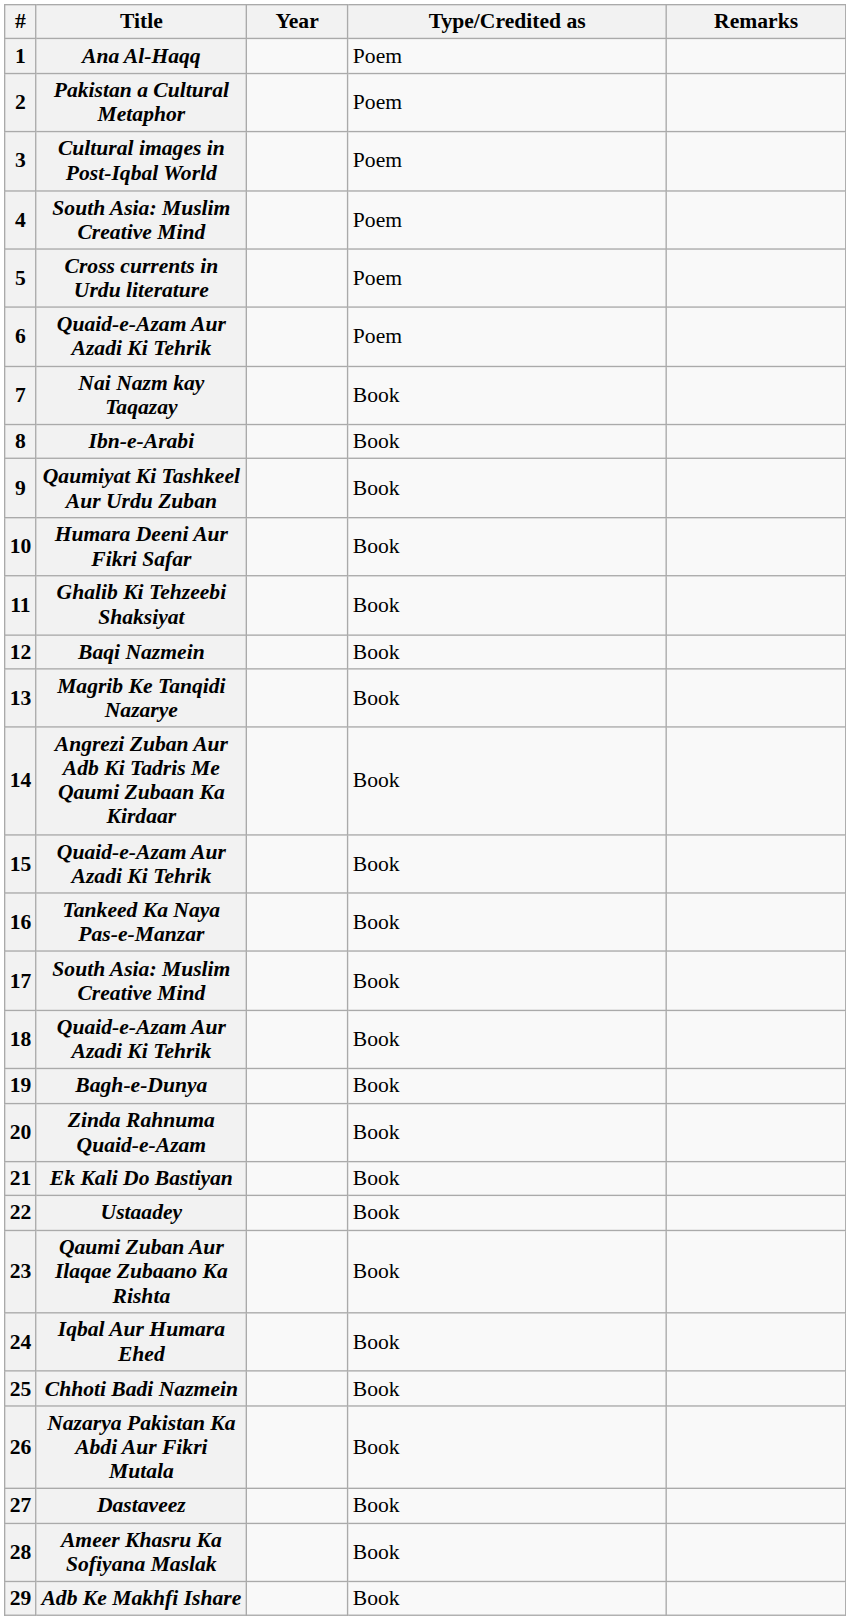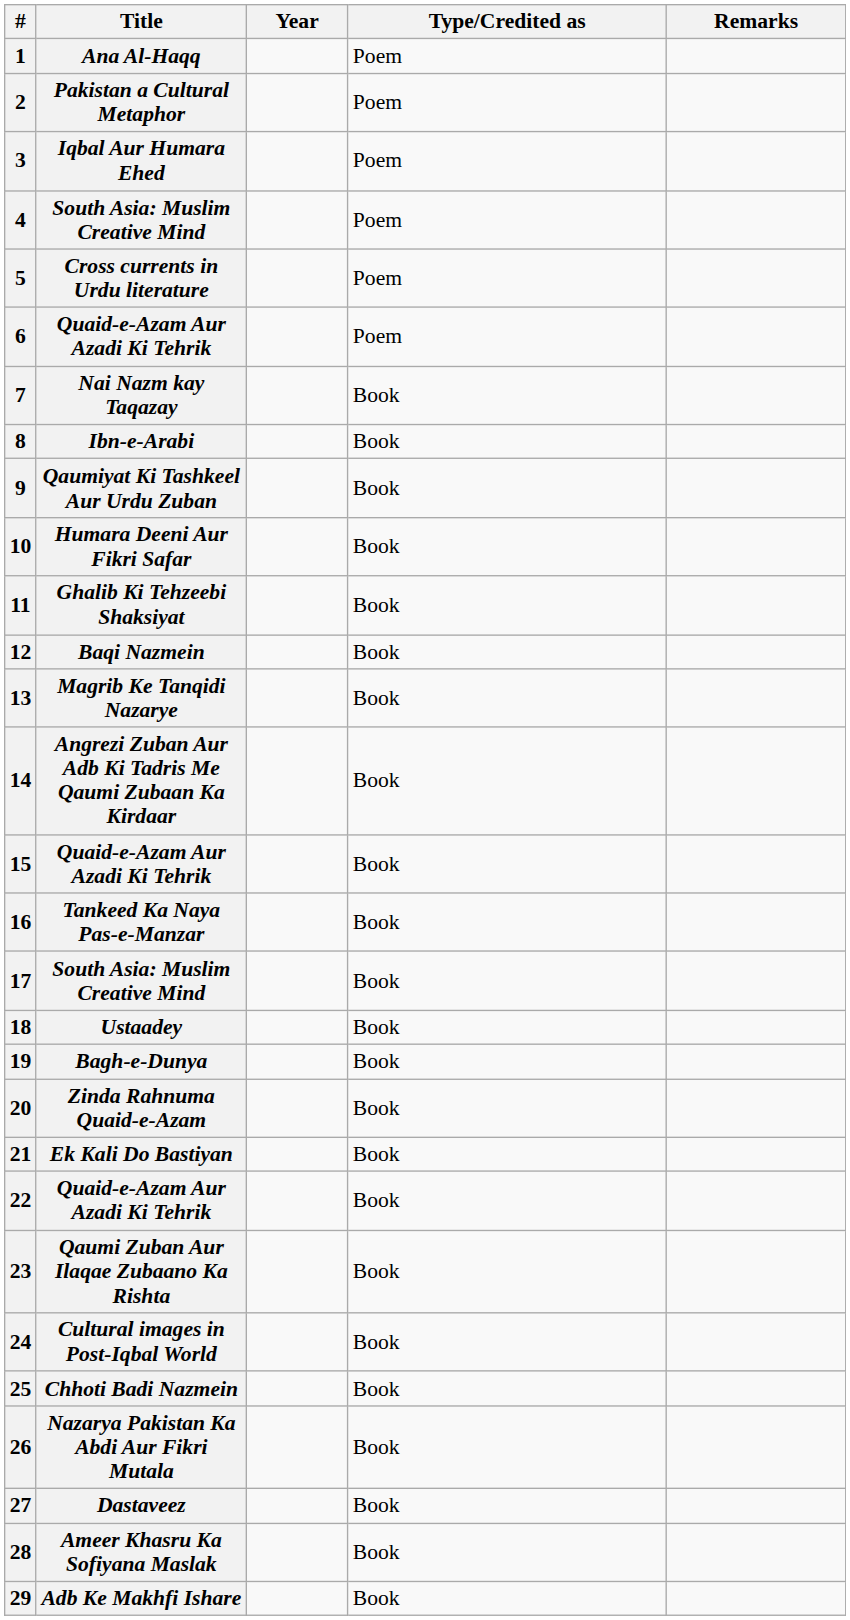(141, 160) Cultural images in Post-Iqbal World -> (141, 160) Iqbal Aur Humara Ehed
(141, 1039) Quaid-e-Azam Aur Azadi Ki Tehrik -> (141, 1027) Ustaadey
(141, 1212) Ustaadey -> (141, 1200) Quaid-e-Azam Aur Azadi Ki Tehrik
(141, 1341) Iqbal Aur Humara Ehed -> (141, 1341) Cultural images in Post-Iqbal World
